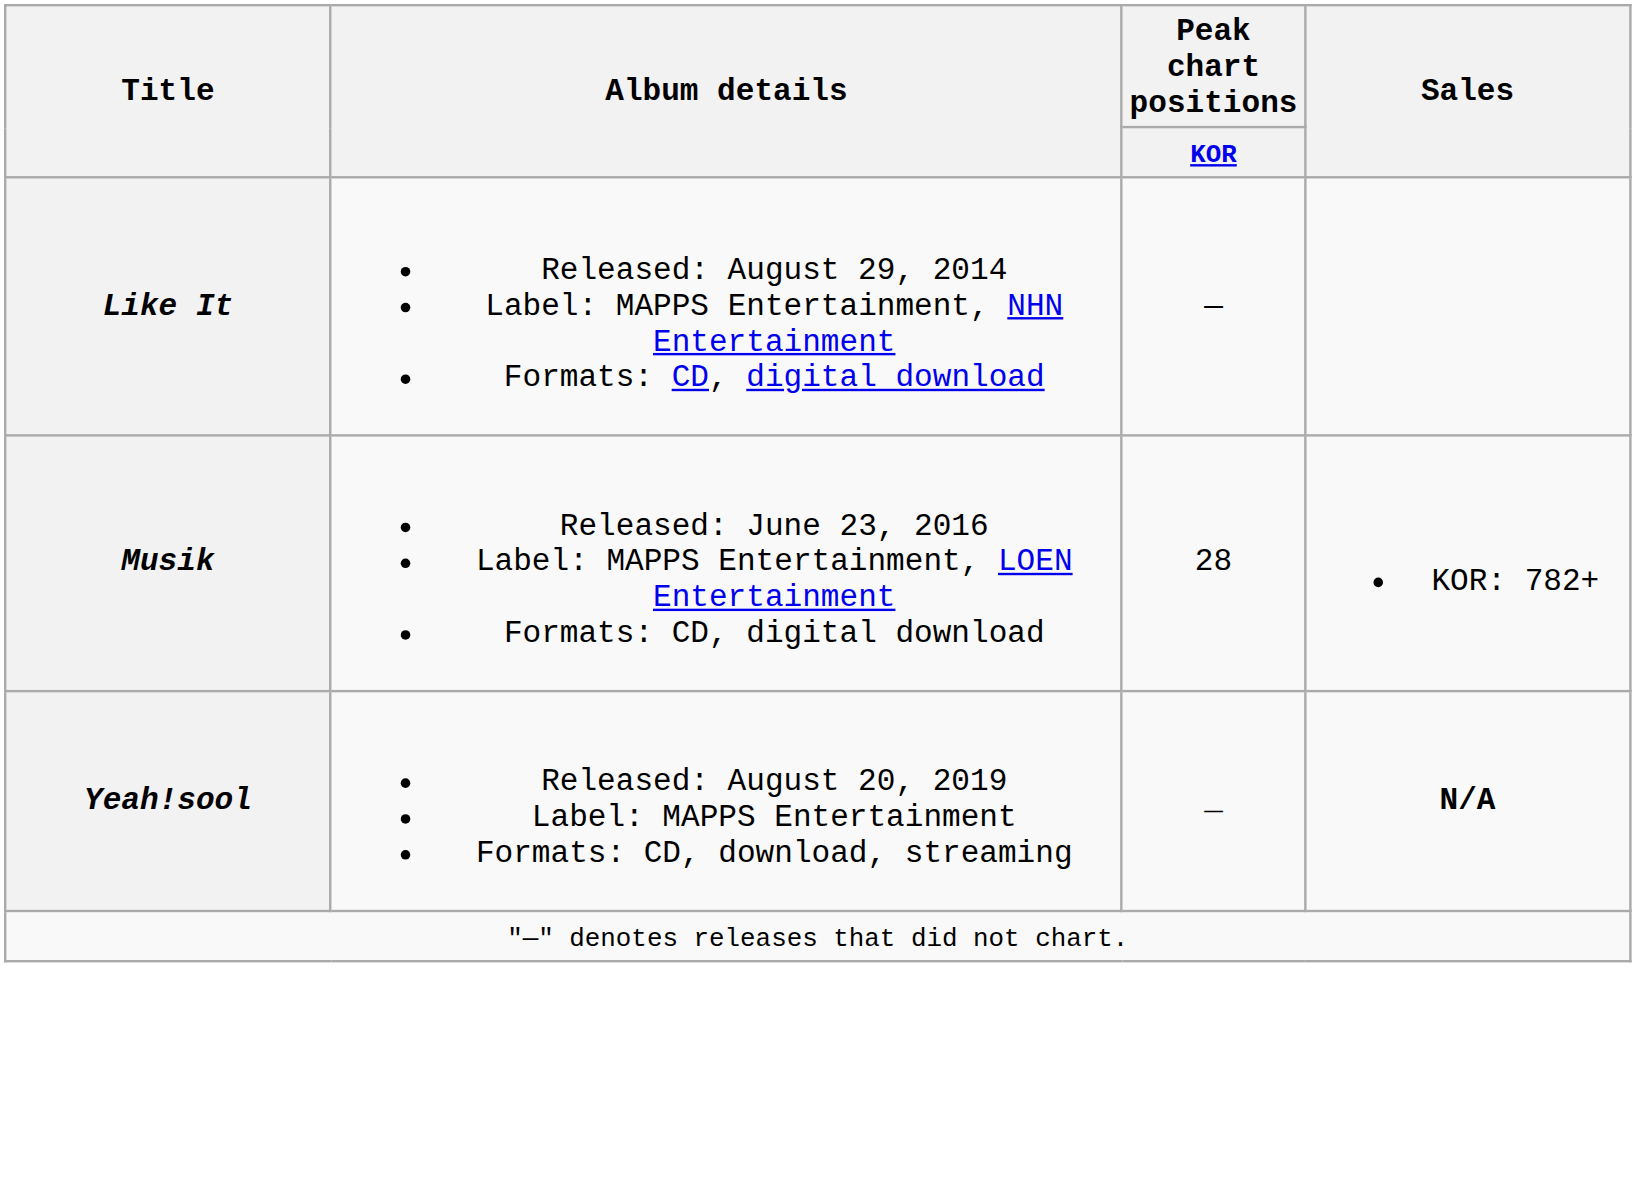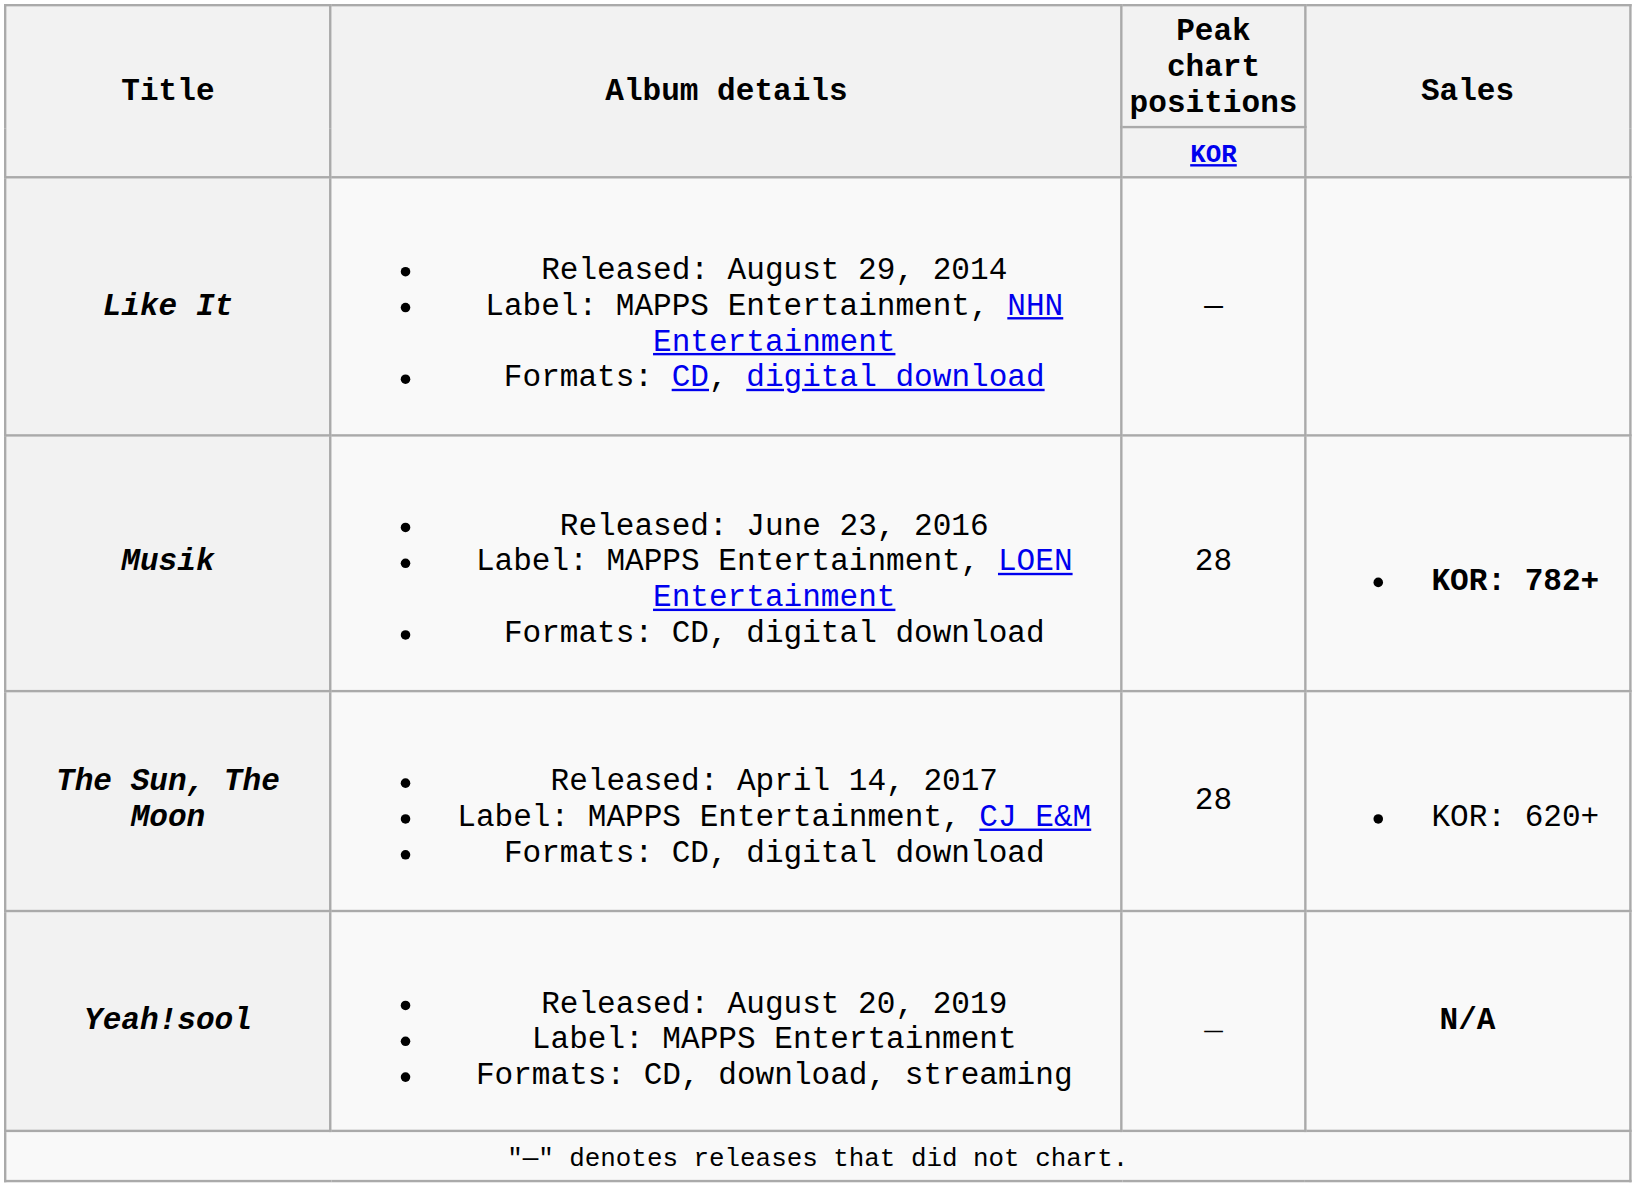(1468, 580) normal -> (1468, 580) bold
+ row: (168, 801)
